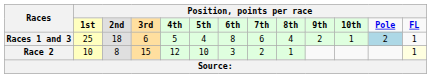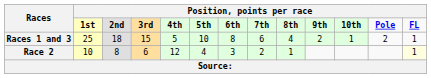(146, 39) 6 -> (146, 39) 15
(204, 39) 4 -> (204, 39) 10
(385, 39) lightblue background -> (385, 39) no background
(146, 53) 15 -> (146, 53) 6
(204, 53) 10 -> (204, 53) 4
